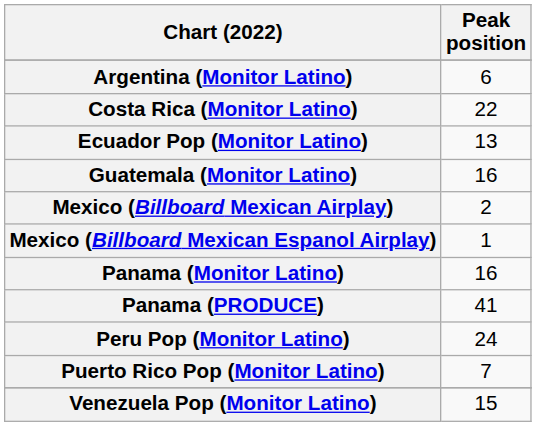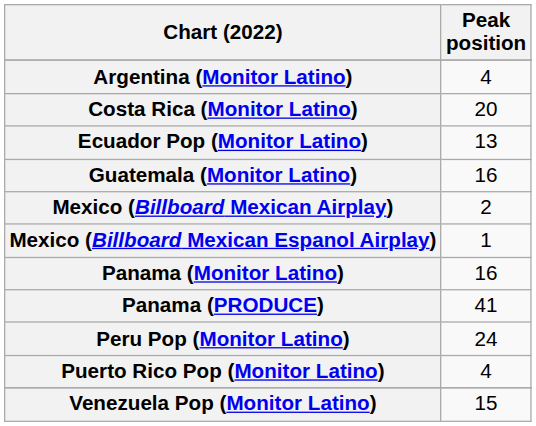(486, 76) 6 -> (486, 76) 4
(486, 109) 22 -> (486, 109) 20
(486, 371) 7 -> (486, 371) 4
